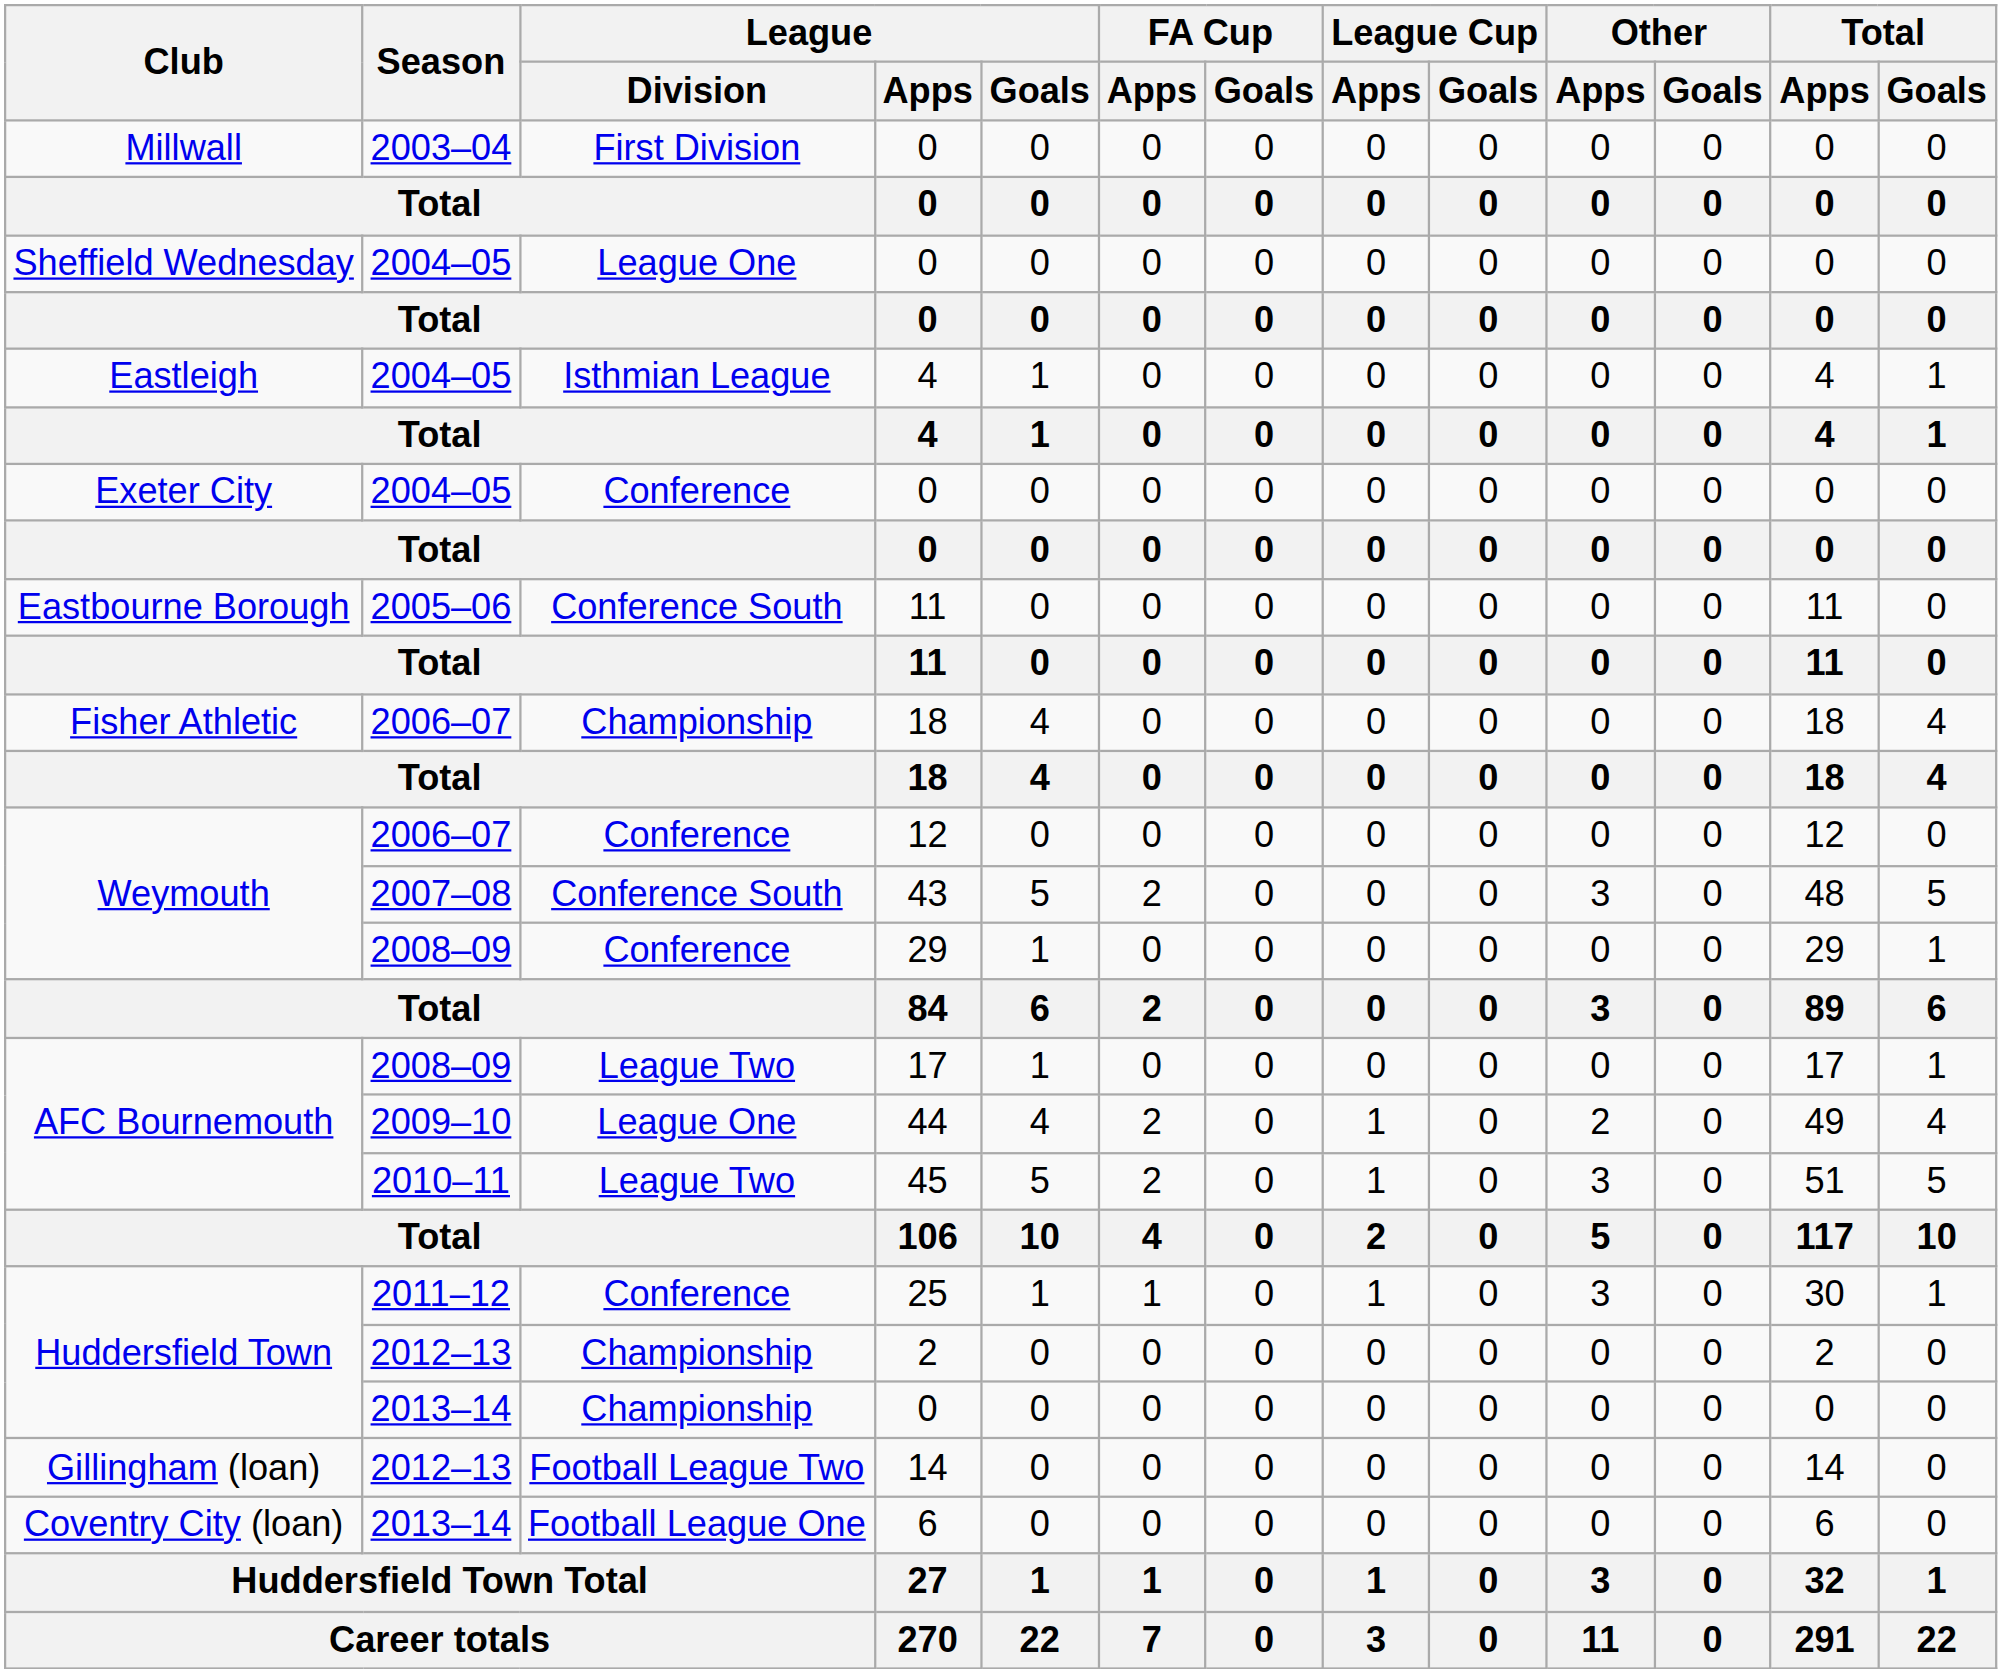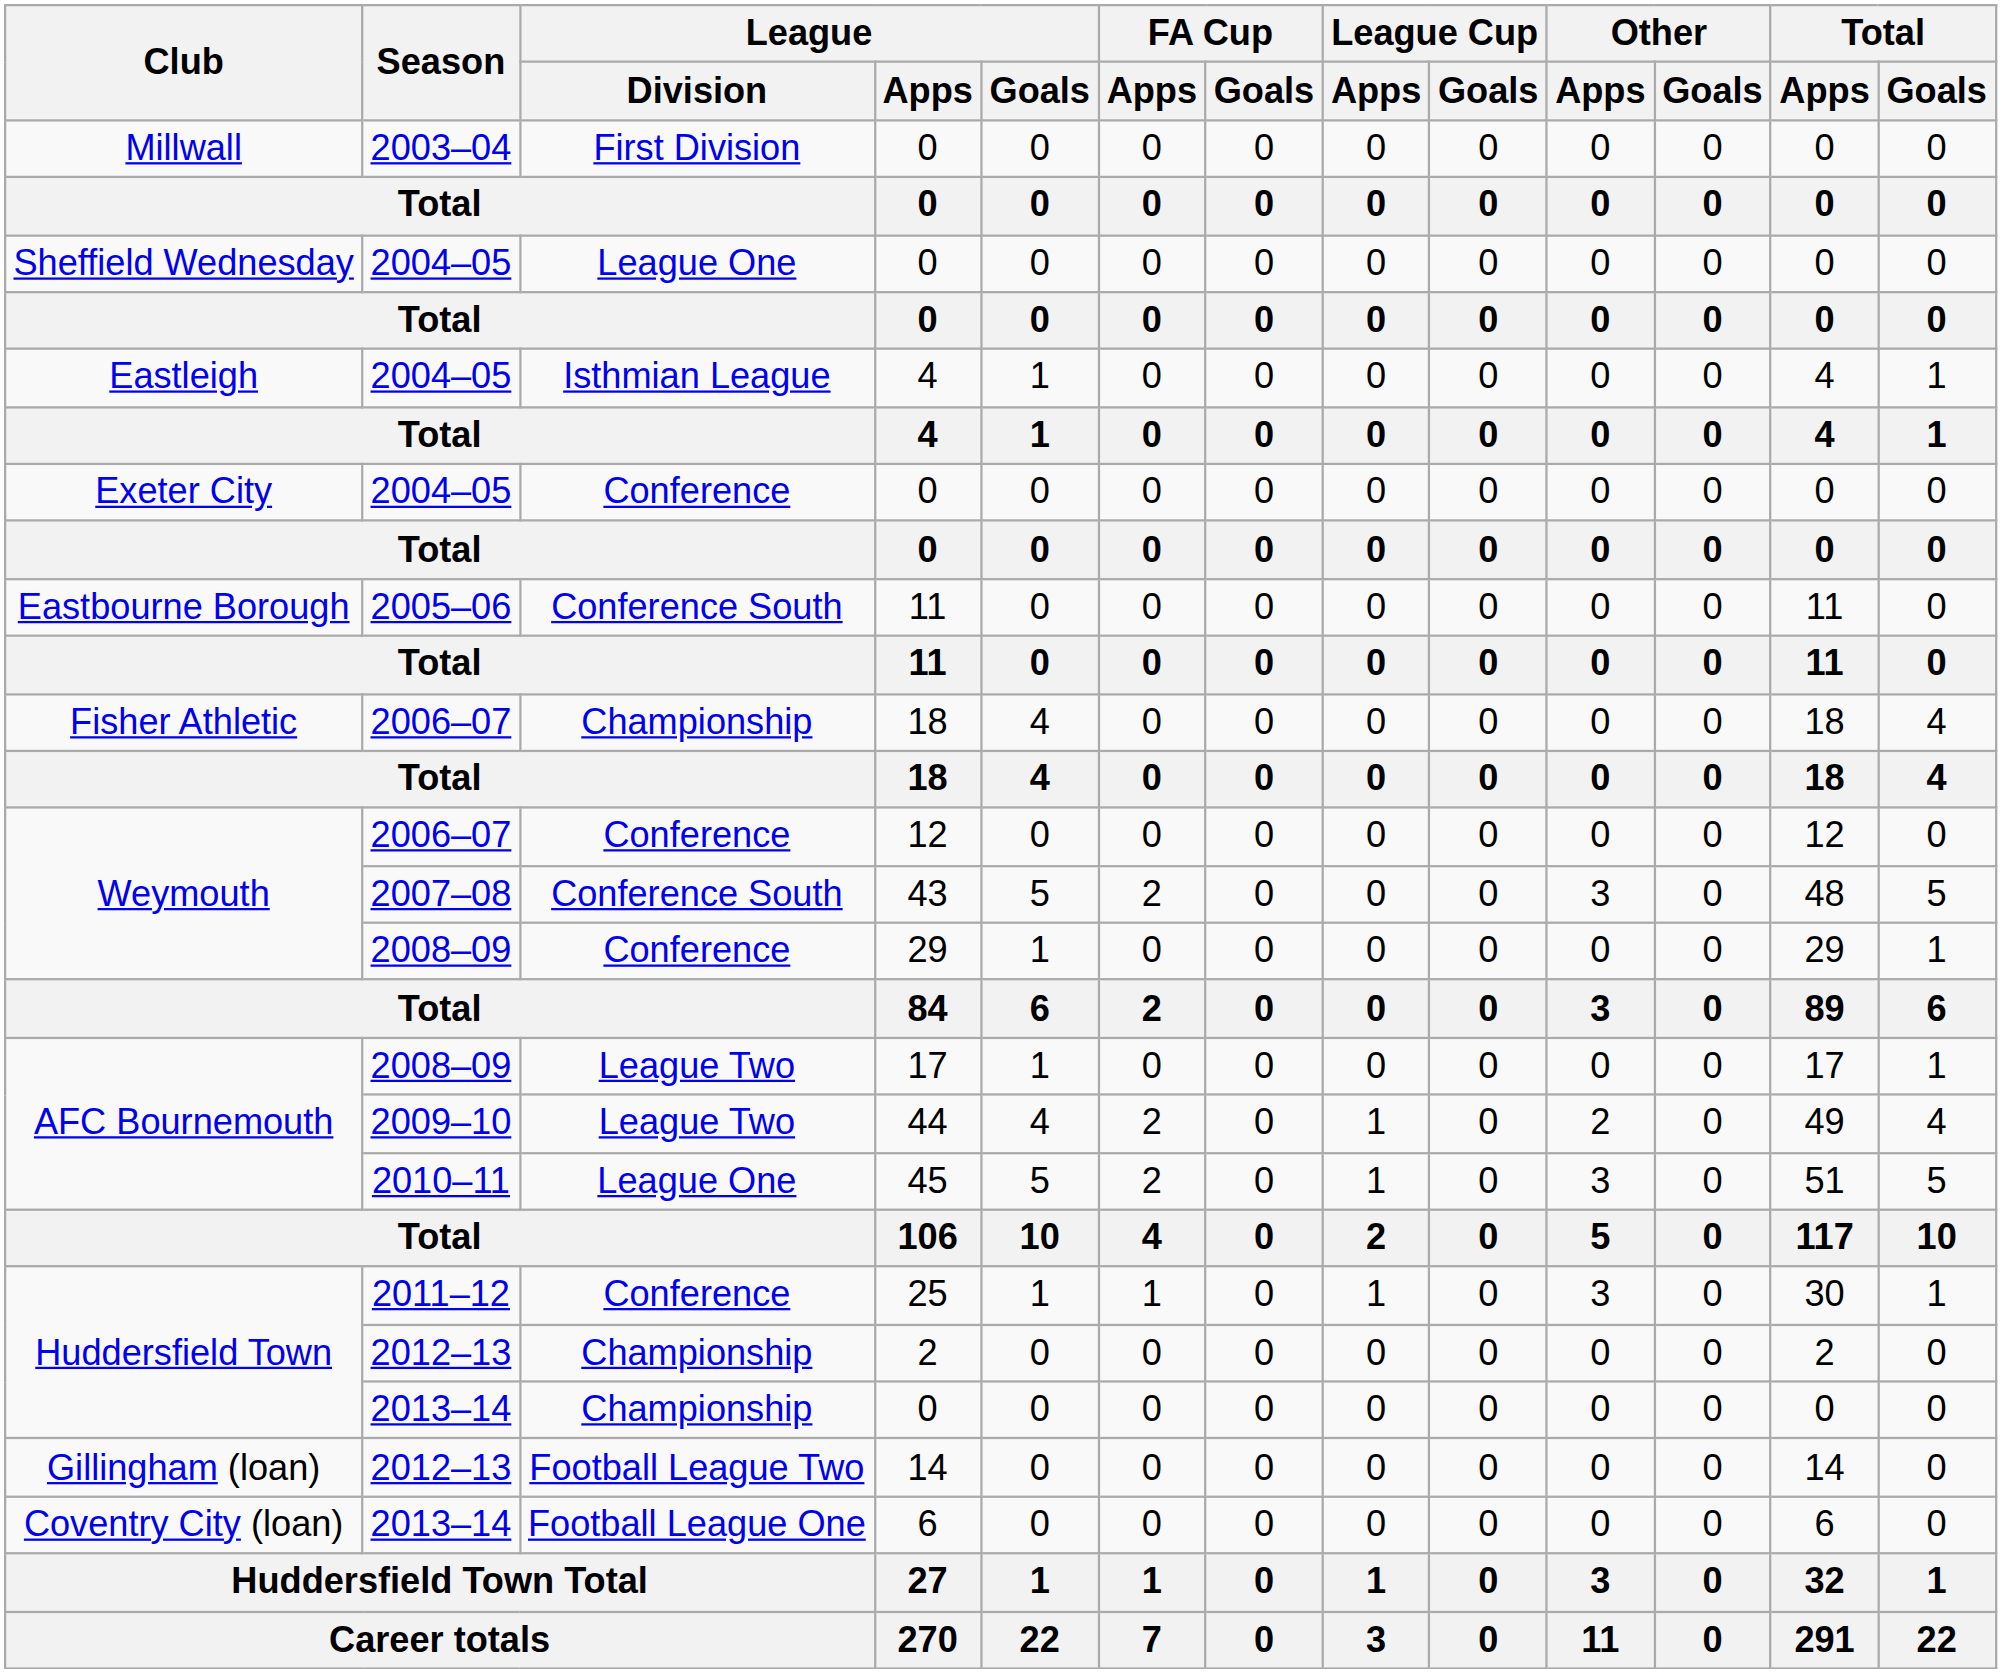(697, 1122) League One -> (697, 1122) League Two
(697, 1180) League Two -> (697, 1180) League One
